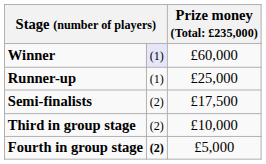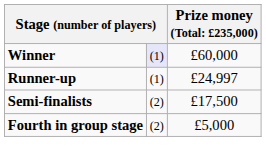(214, 78) £25,000 -> (214, 78) £24,997
- row: (72, 124)
(157, 147) bold -> (157, 125) normal
